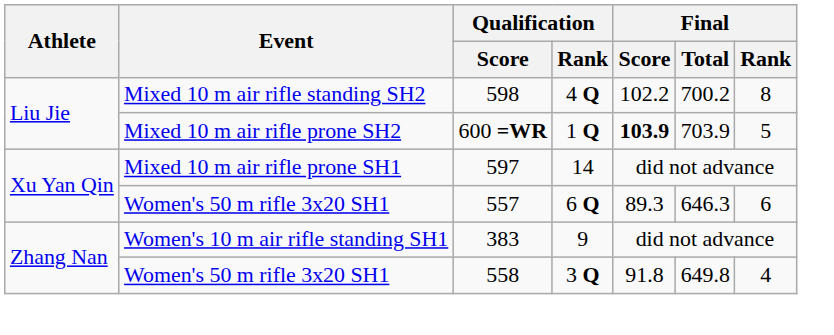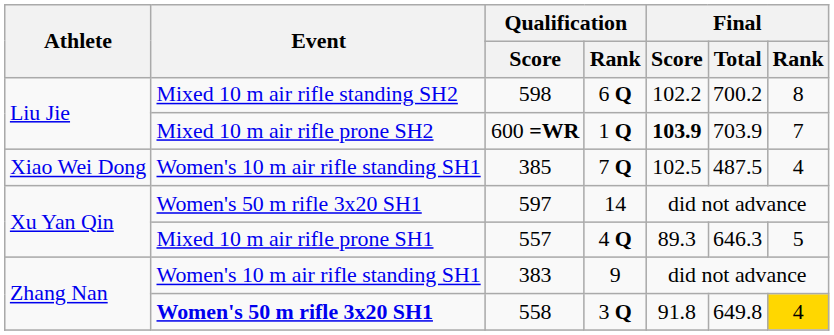(583, 95) 4 Q -> (615, 95) 6 Q
(766, 131) 5 -> (798, 131) 7
+ row: (535, 167)
(263, 167) Mixed 10 m air rifle prone SH1 -> (289, 203) Women's 50 m rifle 3x20 SH1
(257, 203) Women's 50 m rifle 3x20 SH1 -> (295, 239) Mixed 10 m air rifle prone SH1
(583, 203) 6 Q -> (615, 239) 4 Q
(766, 203) 6 -> (798, 239) 5
(257, 275) normal -> (295, 311) bold
(766, 275) no background -> (798, 311) gold background
